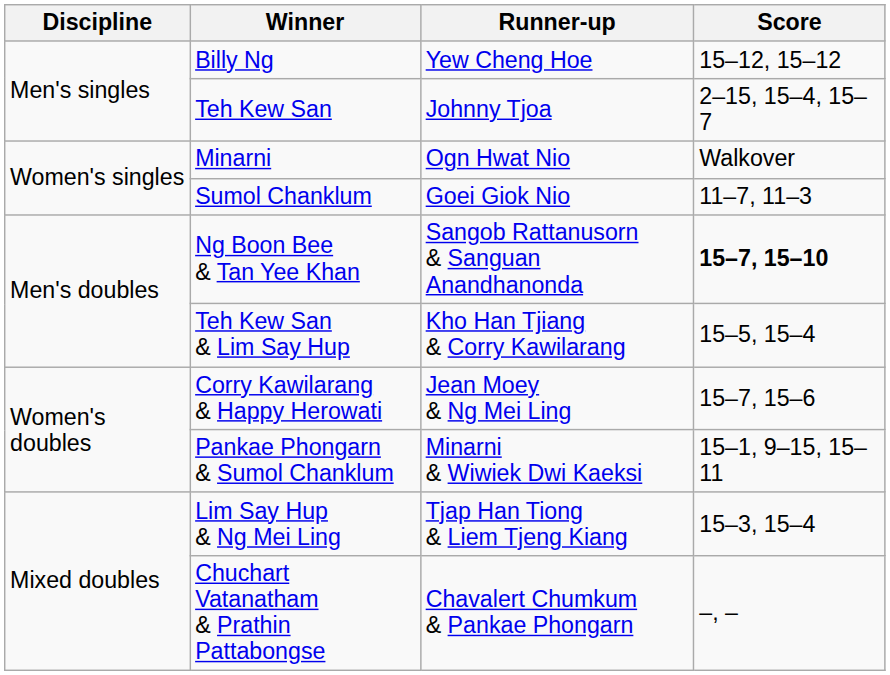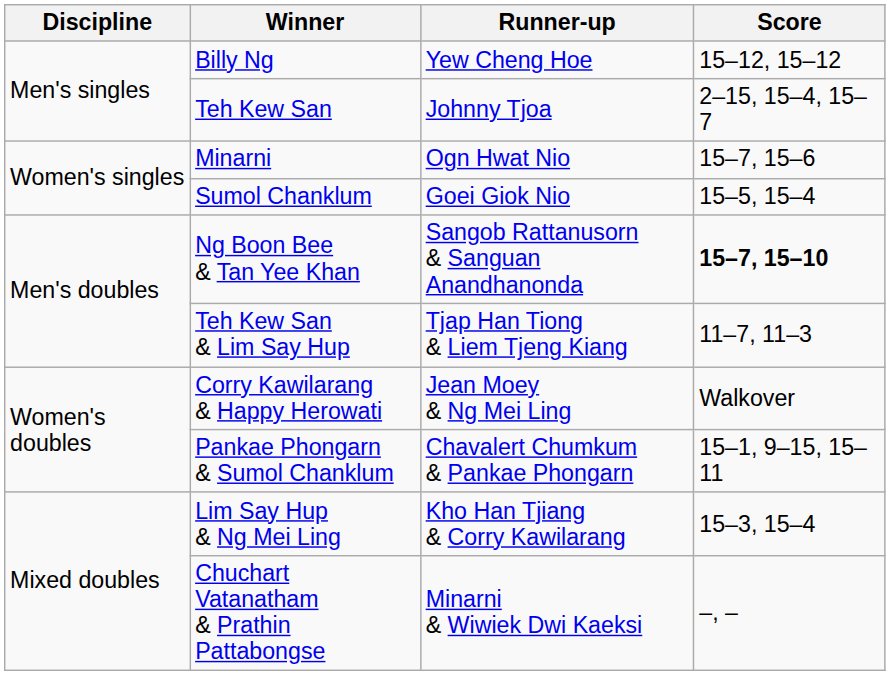(747, 159) Walkover -> (757, 159) 15–7, 15–6
(756, 196) 11–7, 11–3 -> (757, 196) 15–5, 15–4
(526, 335) Kho Han Tjiang & Corry Kawilarang -> (527, 335) Tjap Han Tiong & Liem Tjeng Kiang
(757, 335) 15–5, 15–4 -> (756, 335) 11–7, 11–3
(757, 397) 15–7, 15–6 -> (747, 397) Walkover
(534, 460) Minarni & Wiwiek Dwi Kaeksi -> (531, 460) Chavalert Chumkum & Pankae Phongarn
(527, 523) Tjap Han Tiong & Liem Tjeng Kiang -> (526, 523) Kho Han Tjiang & Corry Kawilarang
(531, 612) Chavalert Chumkum & Pankae Phongarn -> (534, 612) Minarni & Wiwiek Dwi Kaeksi
